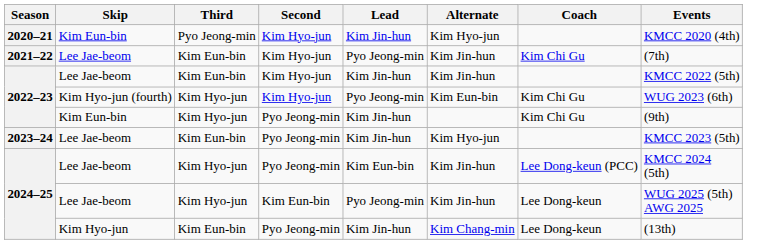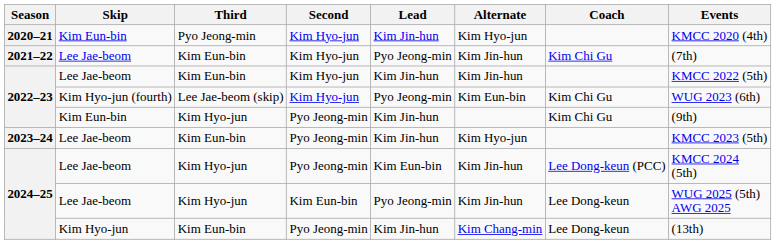(212, 96) Kim Hyo-jun -> (231, 96) Lee Jae-beom (skip)
